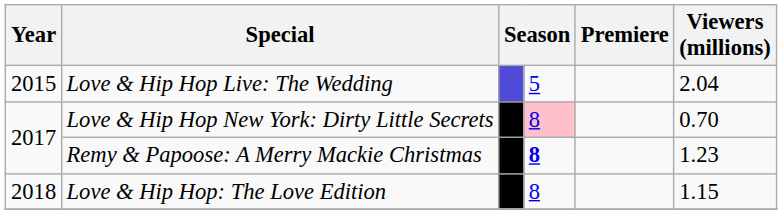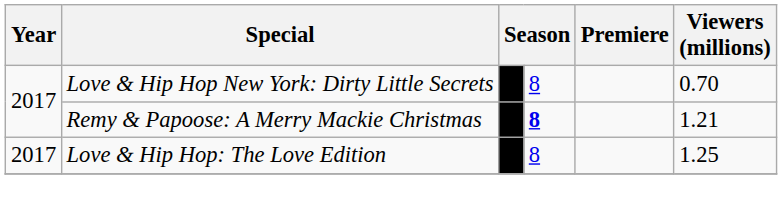- row: (230, 83)
(534, 119) pink background -> (534, 83) no background
(699, 155) 1.23 -> (699, 119) 1.21
(34, 190) 2018 -> (34, 155) 2017
(699, 190) 1.15 -> (699, 155) 1.25
